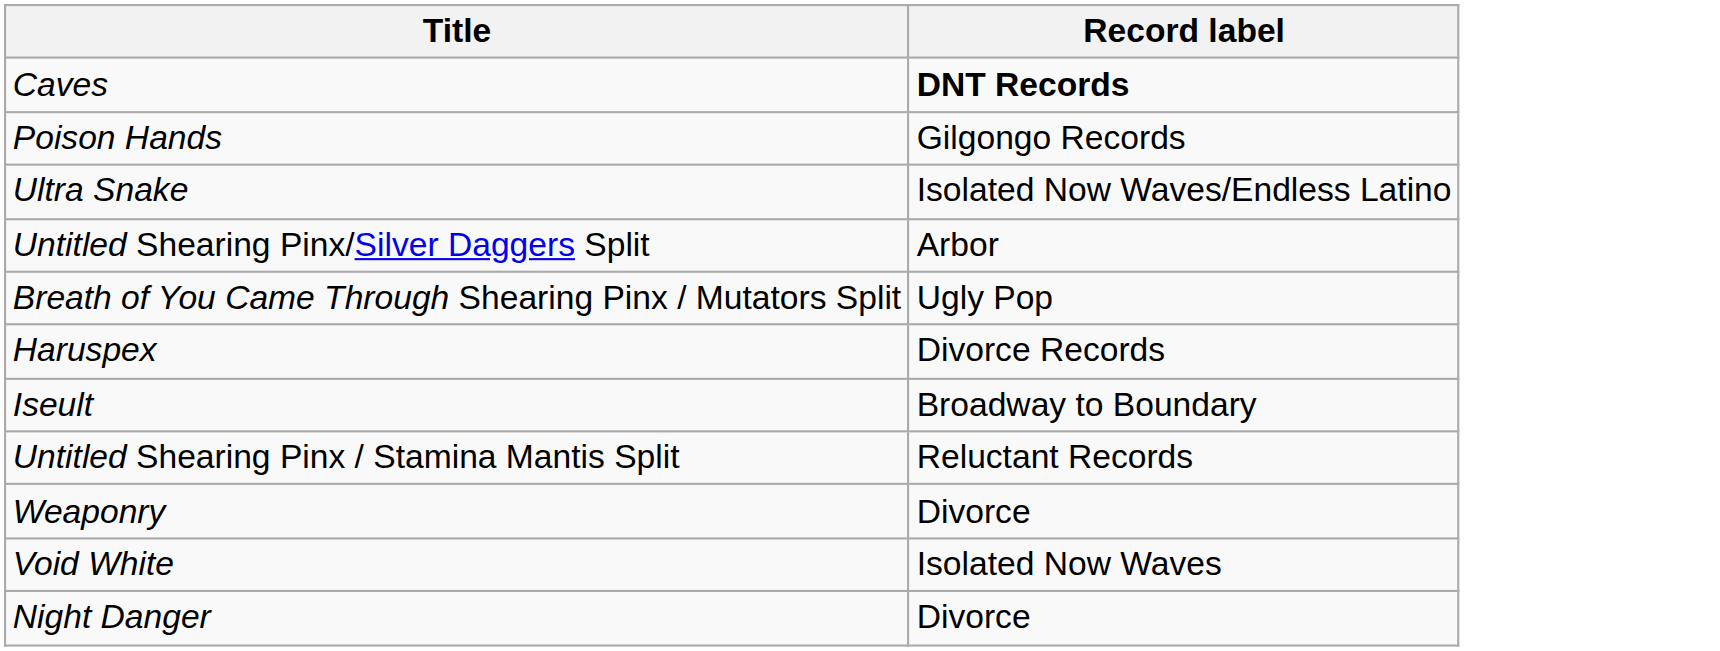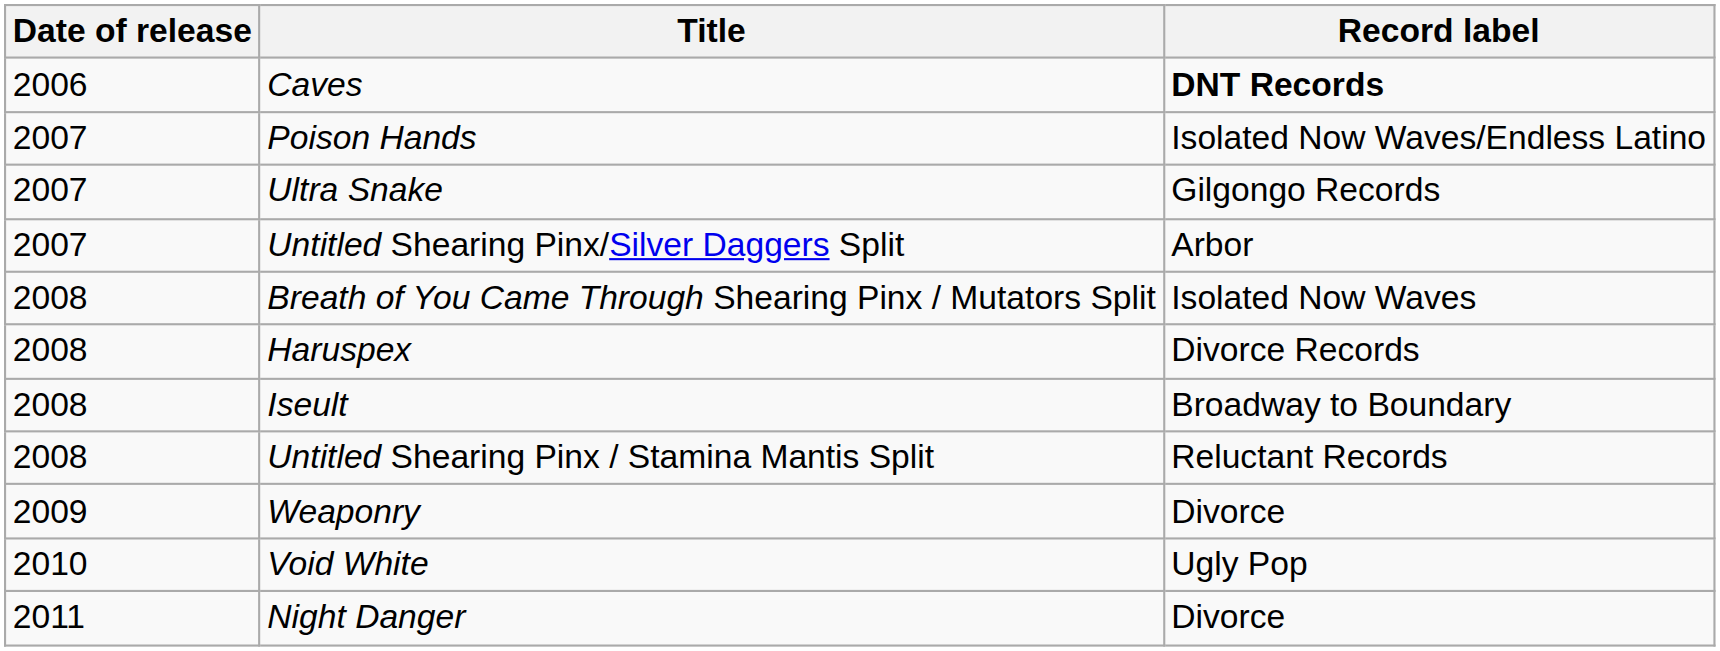+ column: (132, 31)
(1051, 137) Gilgongo Records -> (1439, 137) Isolated Now Waves/Endless Latino
(1184, 191) Isolated Now Waves/Endless Latino -> (1306, 191) Gilgongo Records
(985, 297) Ugly Pop -> (1324, 297) Isolated Now Waves
(1069, 564) Isolated Now Waves -> (1239, 564) Ugly Pop
